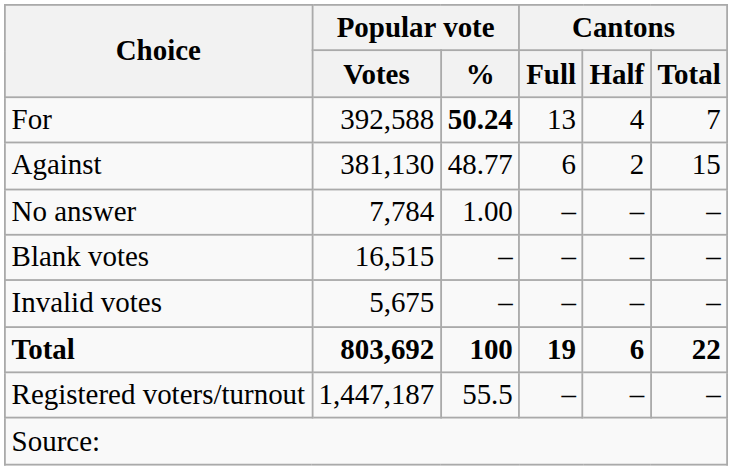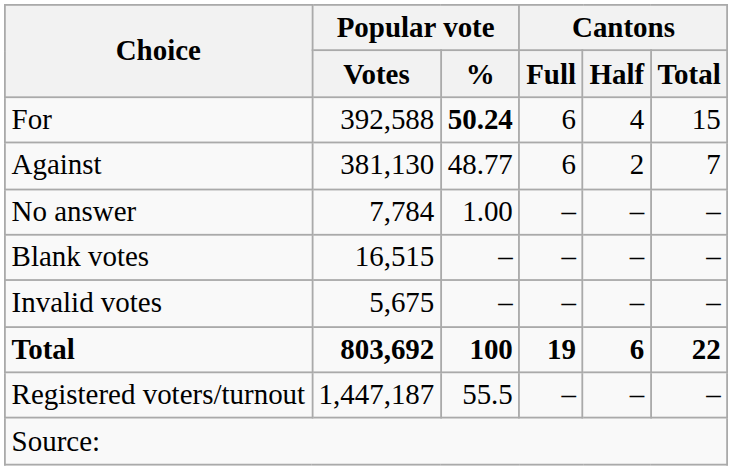(562, 119) 13 -> (569, 119) 6
(714, 119) 7 -> (706, 119) 15
(706, 165) 15 -> (714, 165) 7
